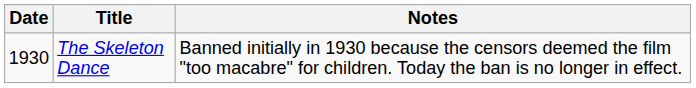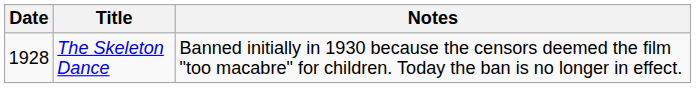(29, 57) 1930 -> (29, 57) 1928
